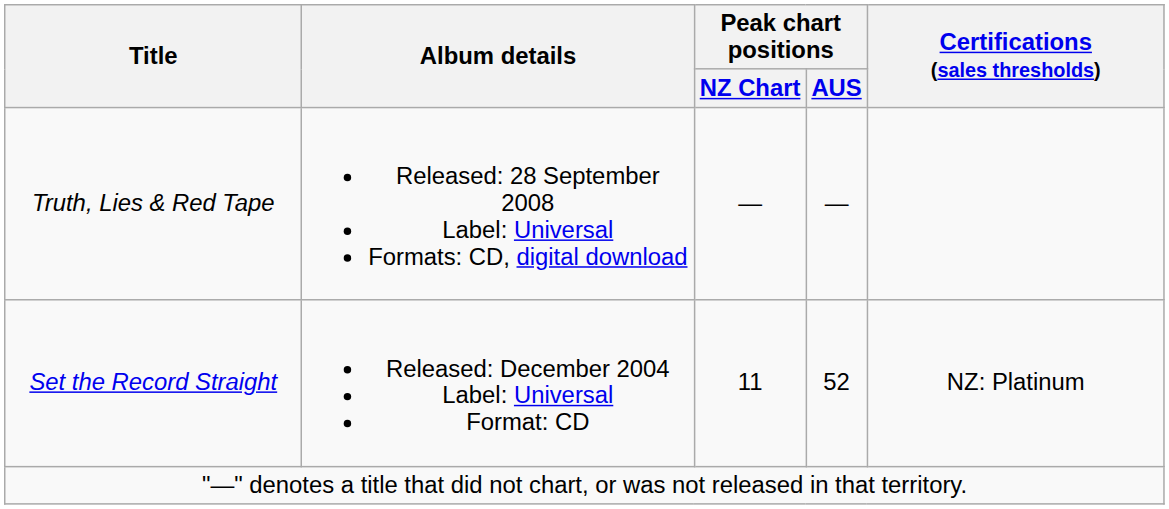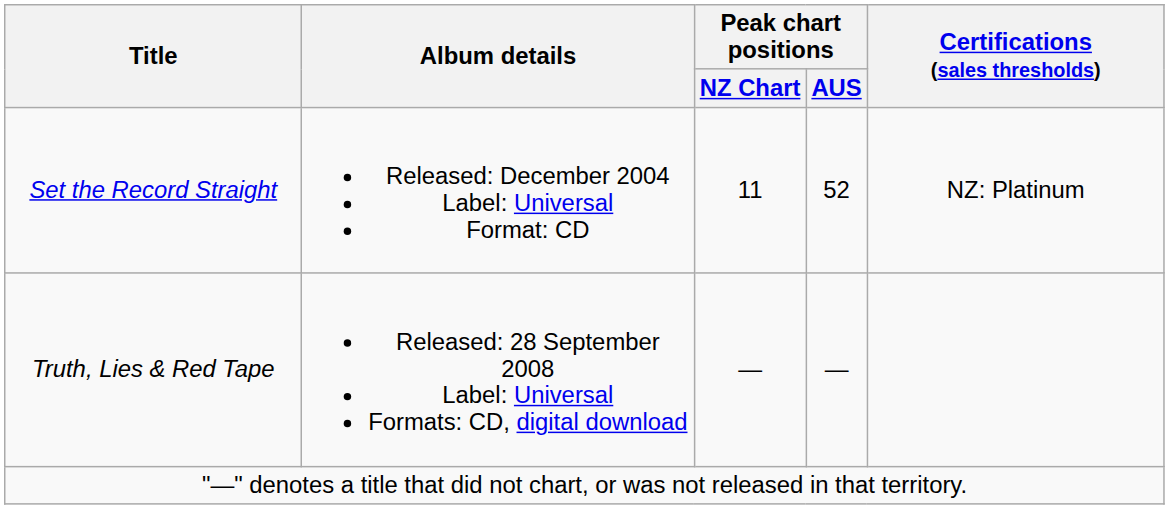rows swapped: (153, 382) <-> (153, 203)
